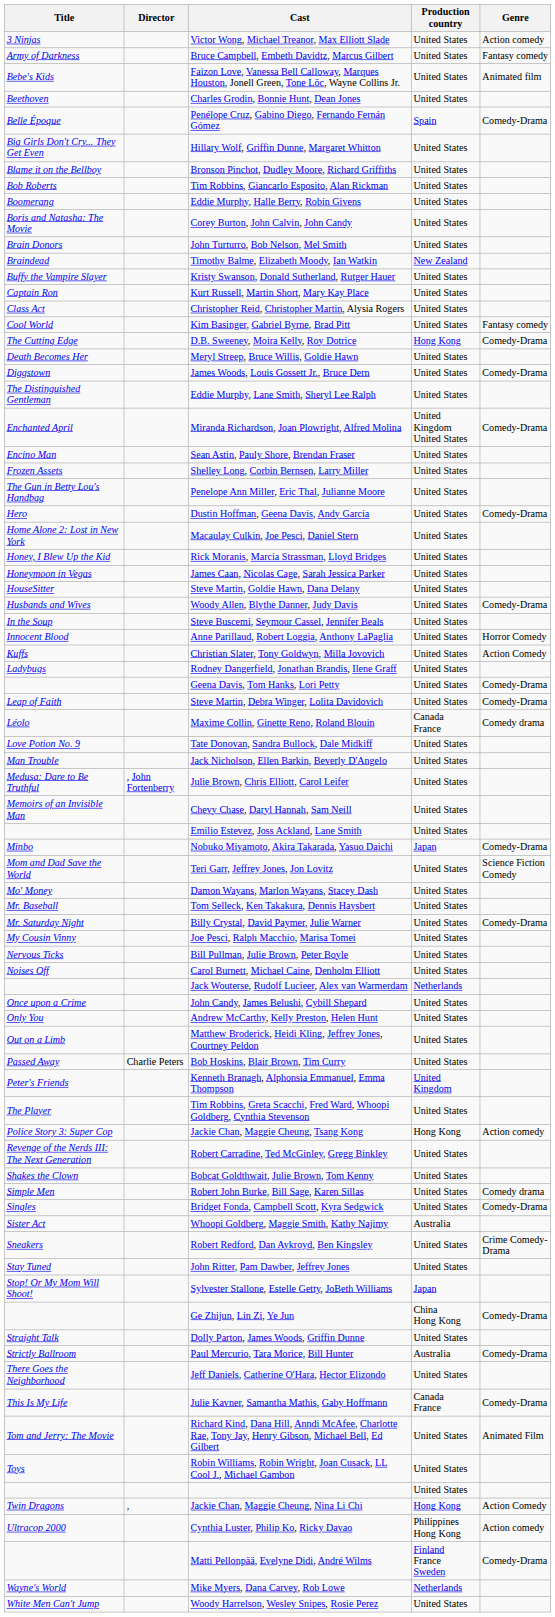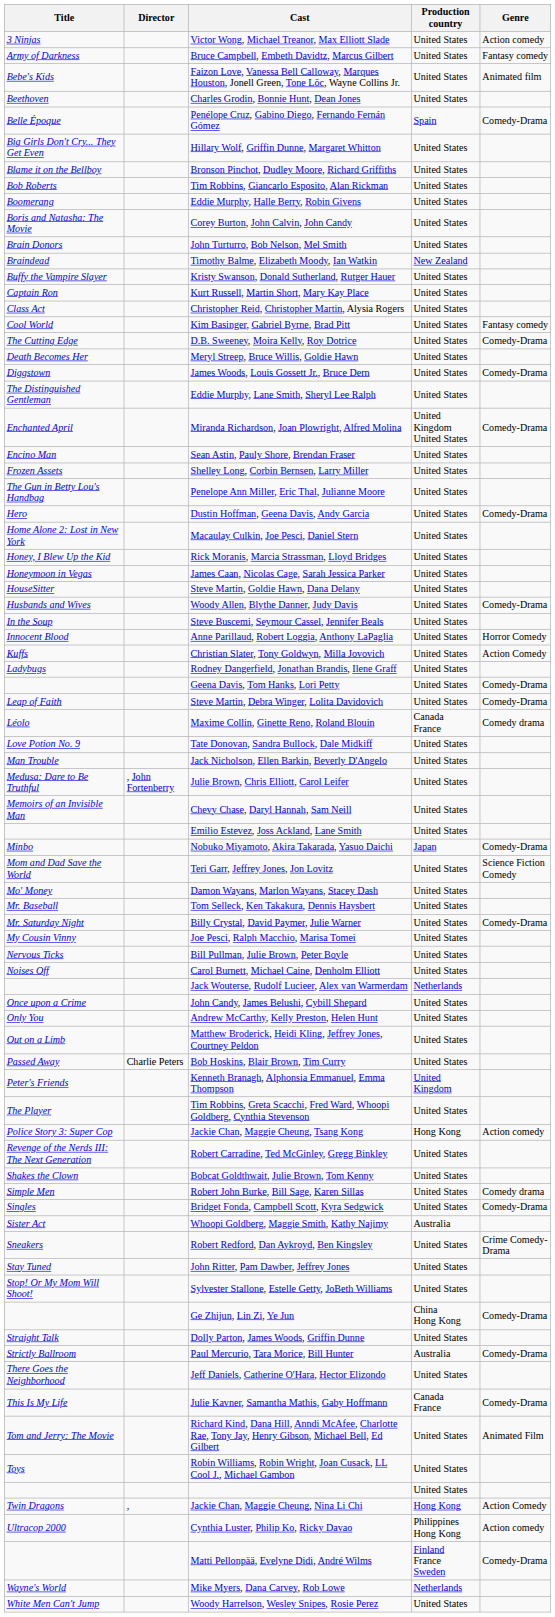(437, 340) Hong Kong -> (440, 340) United States
(425, 1288) Japan -> (440, 1288) United States
